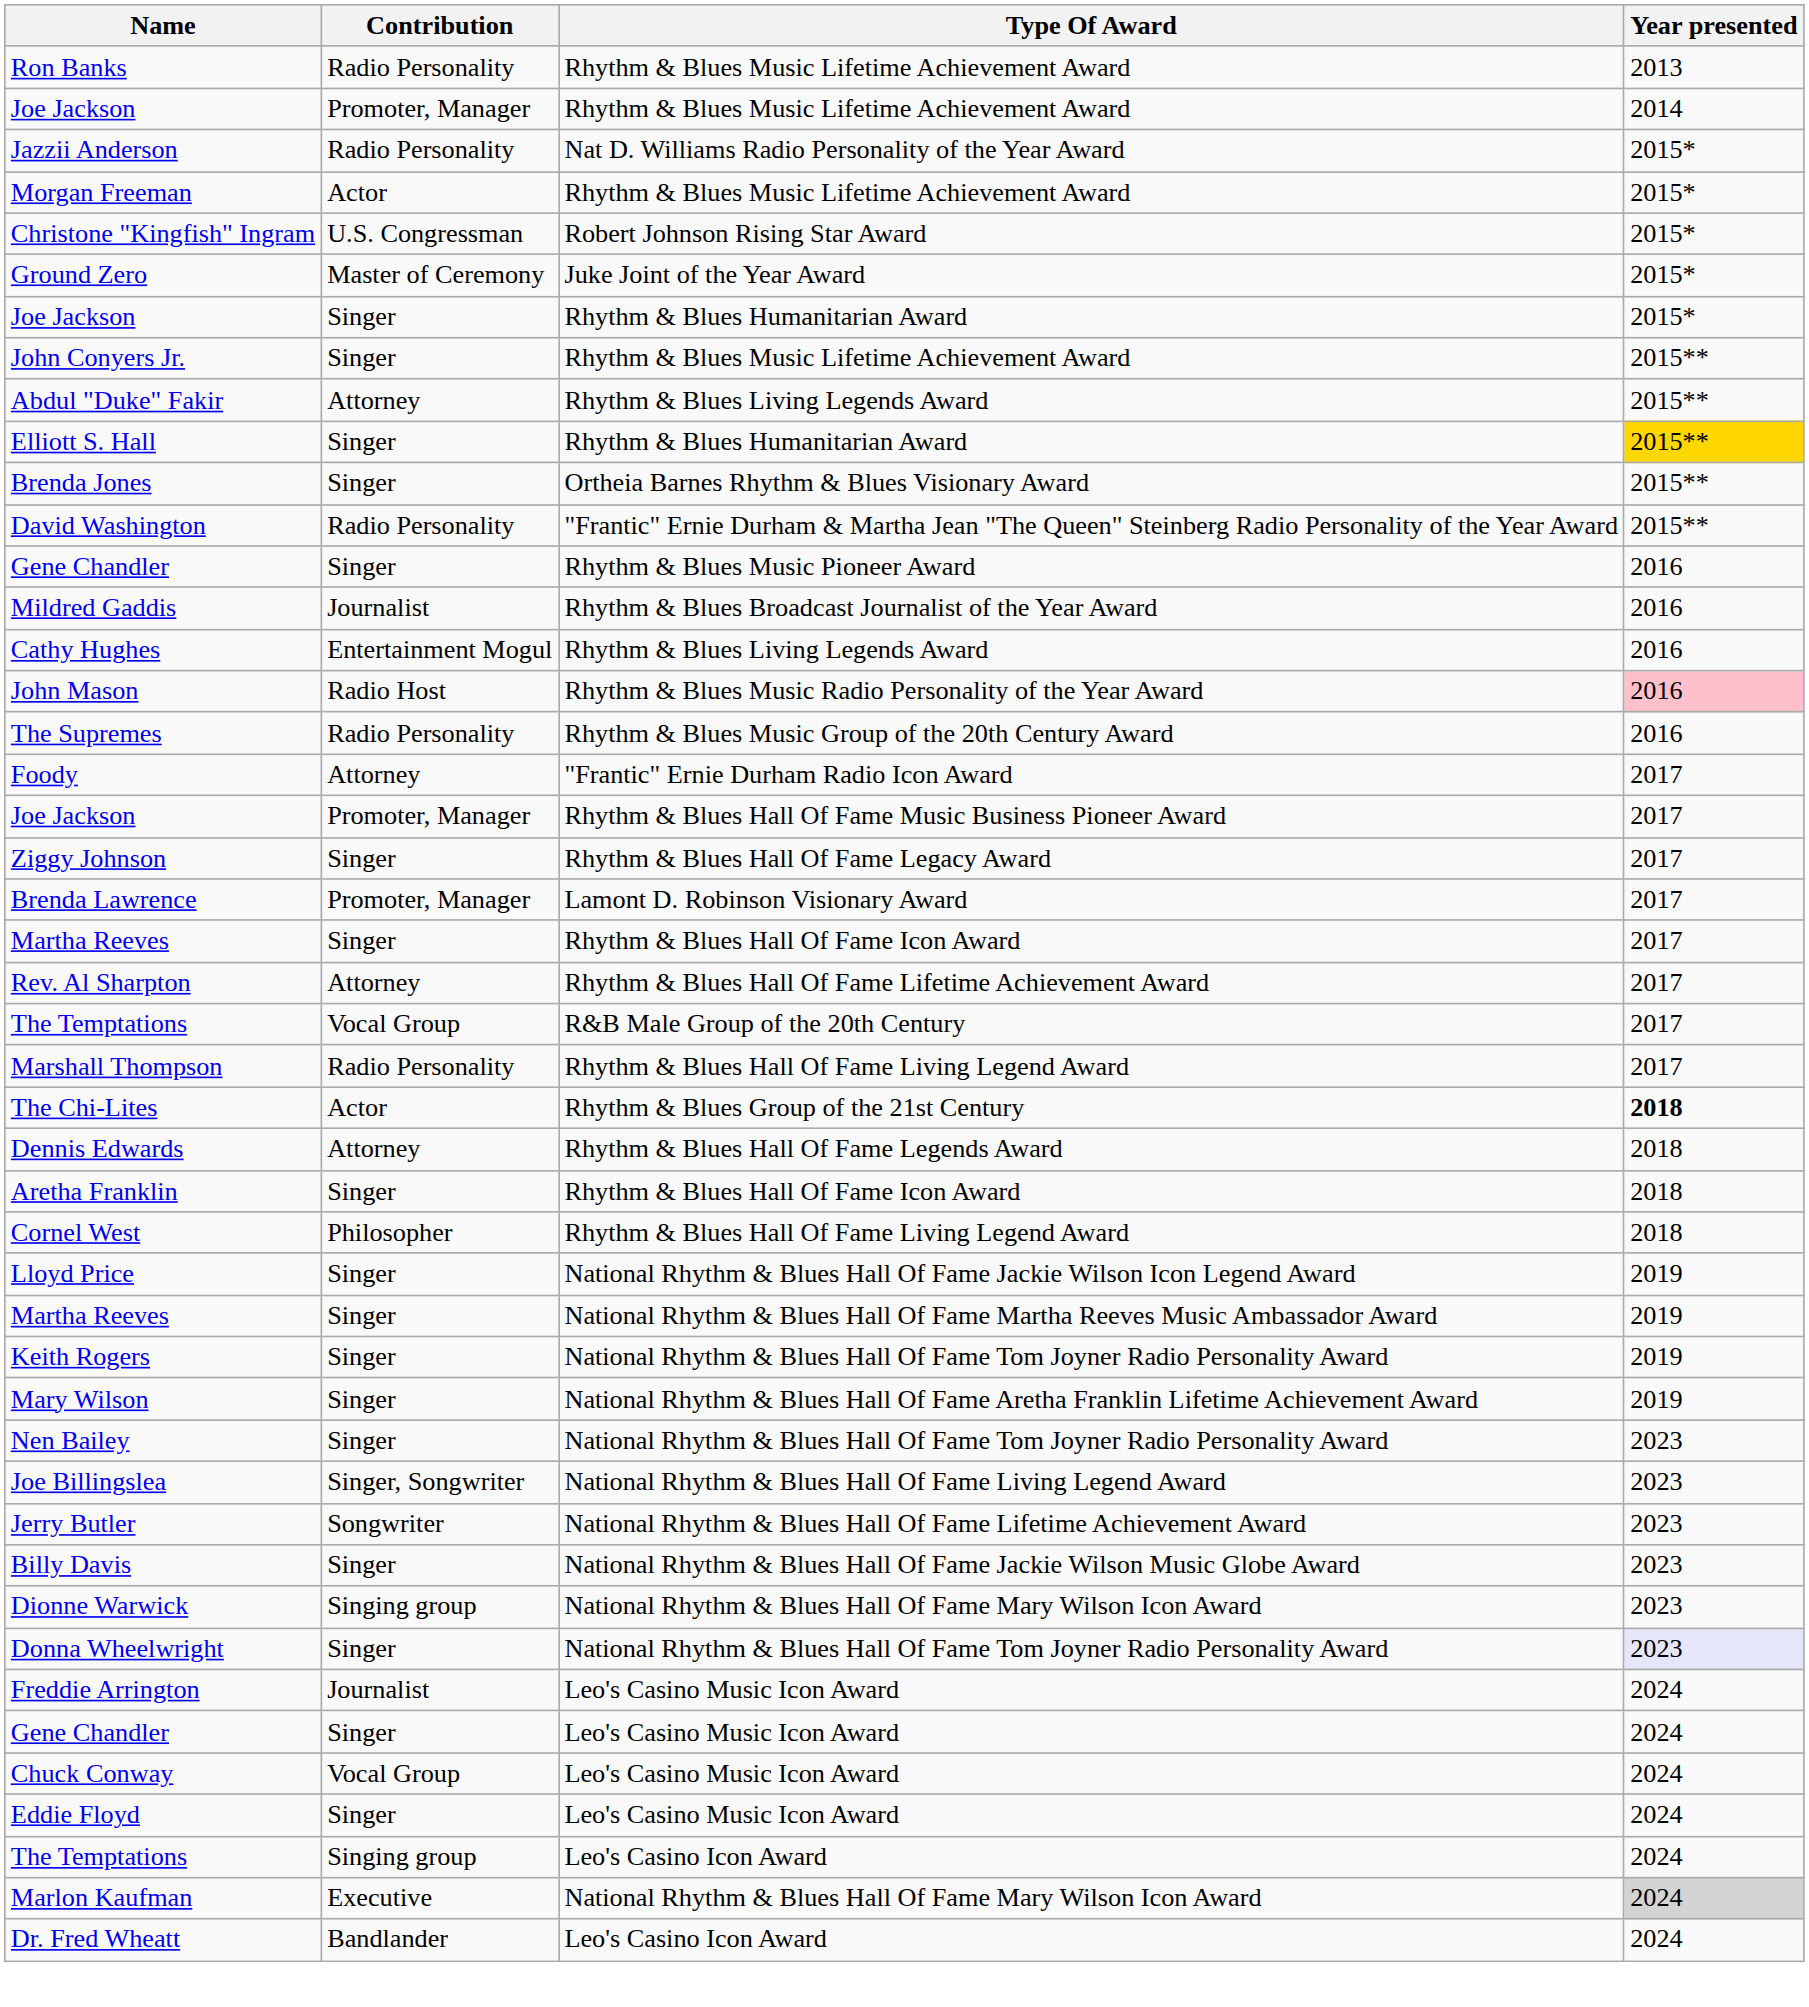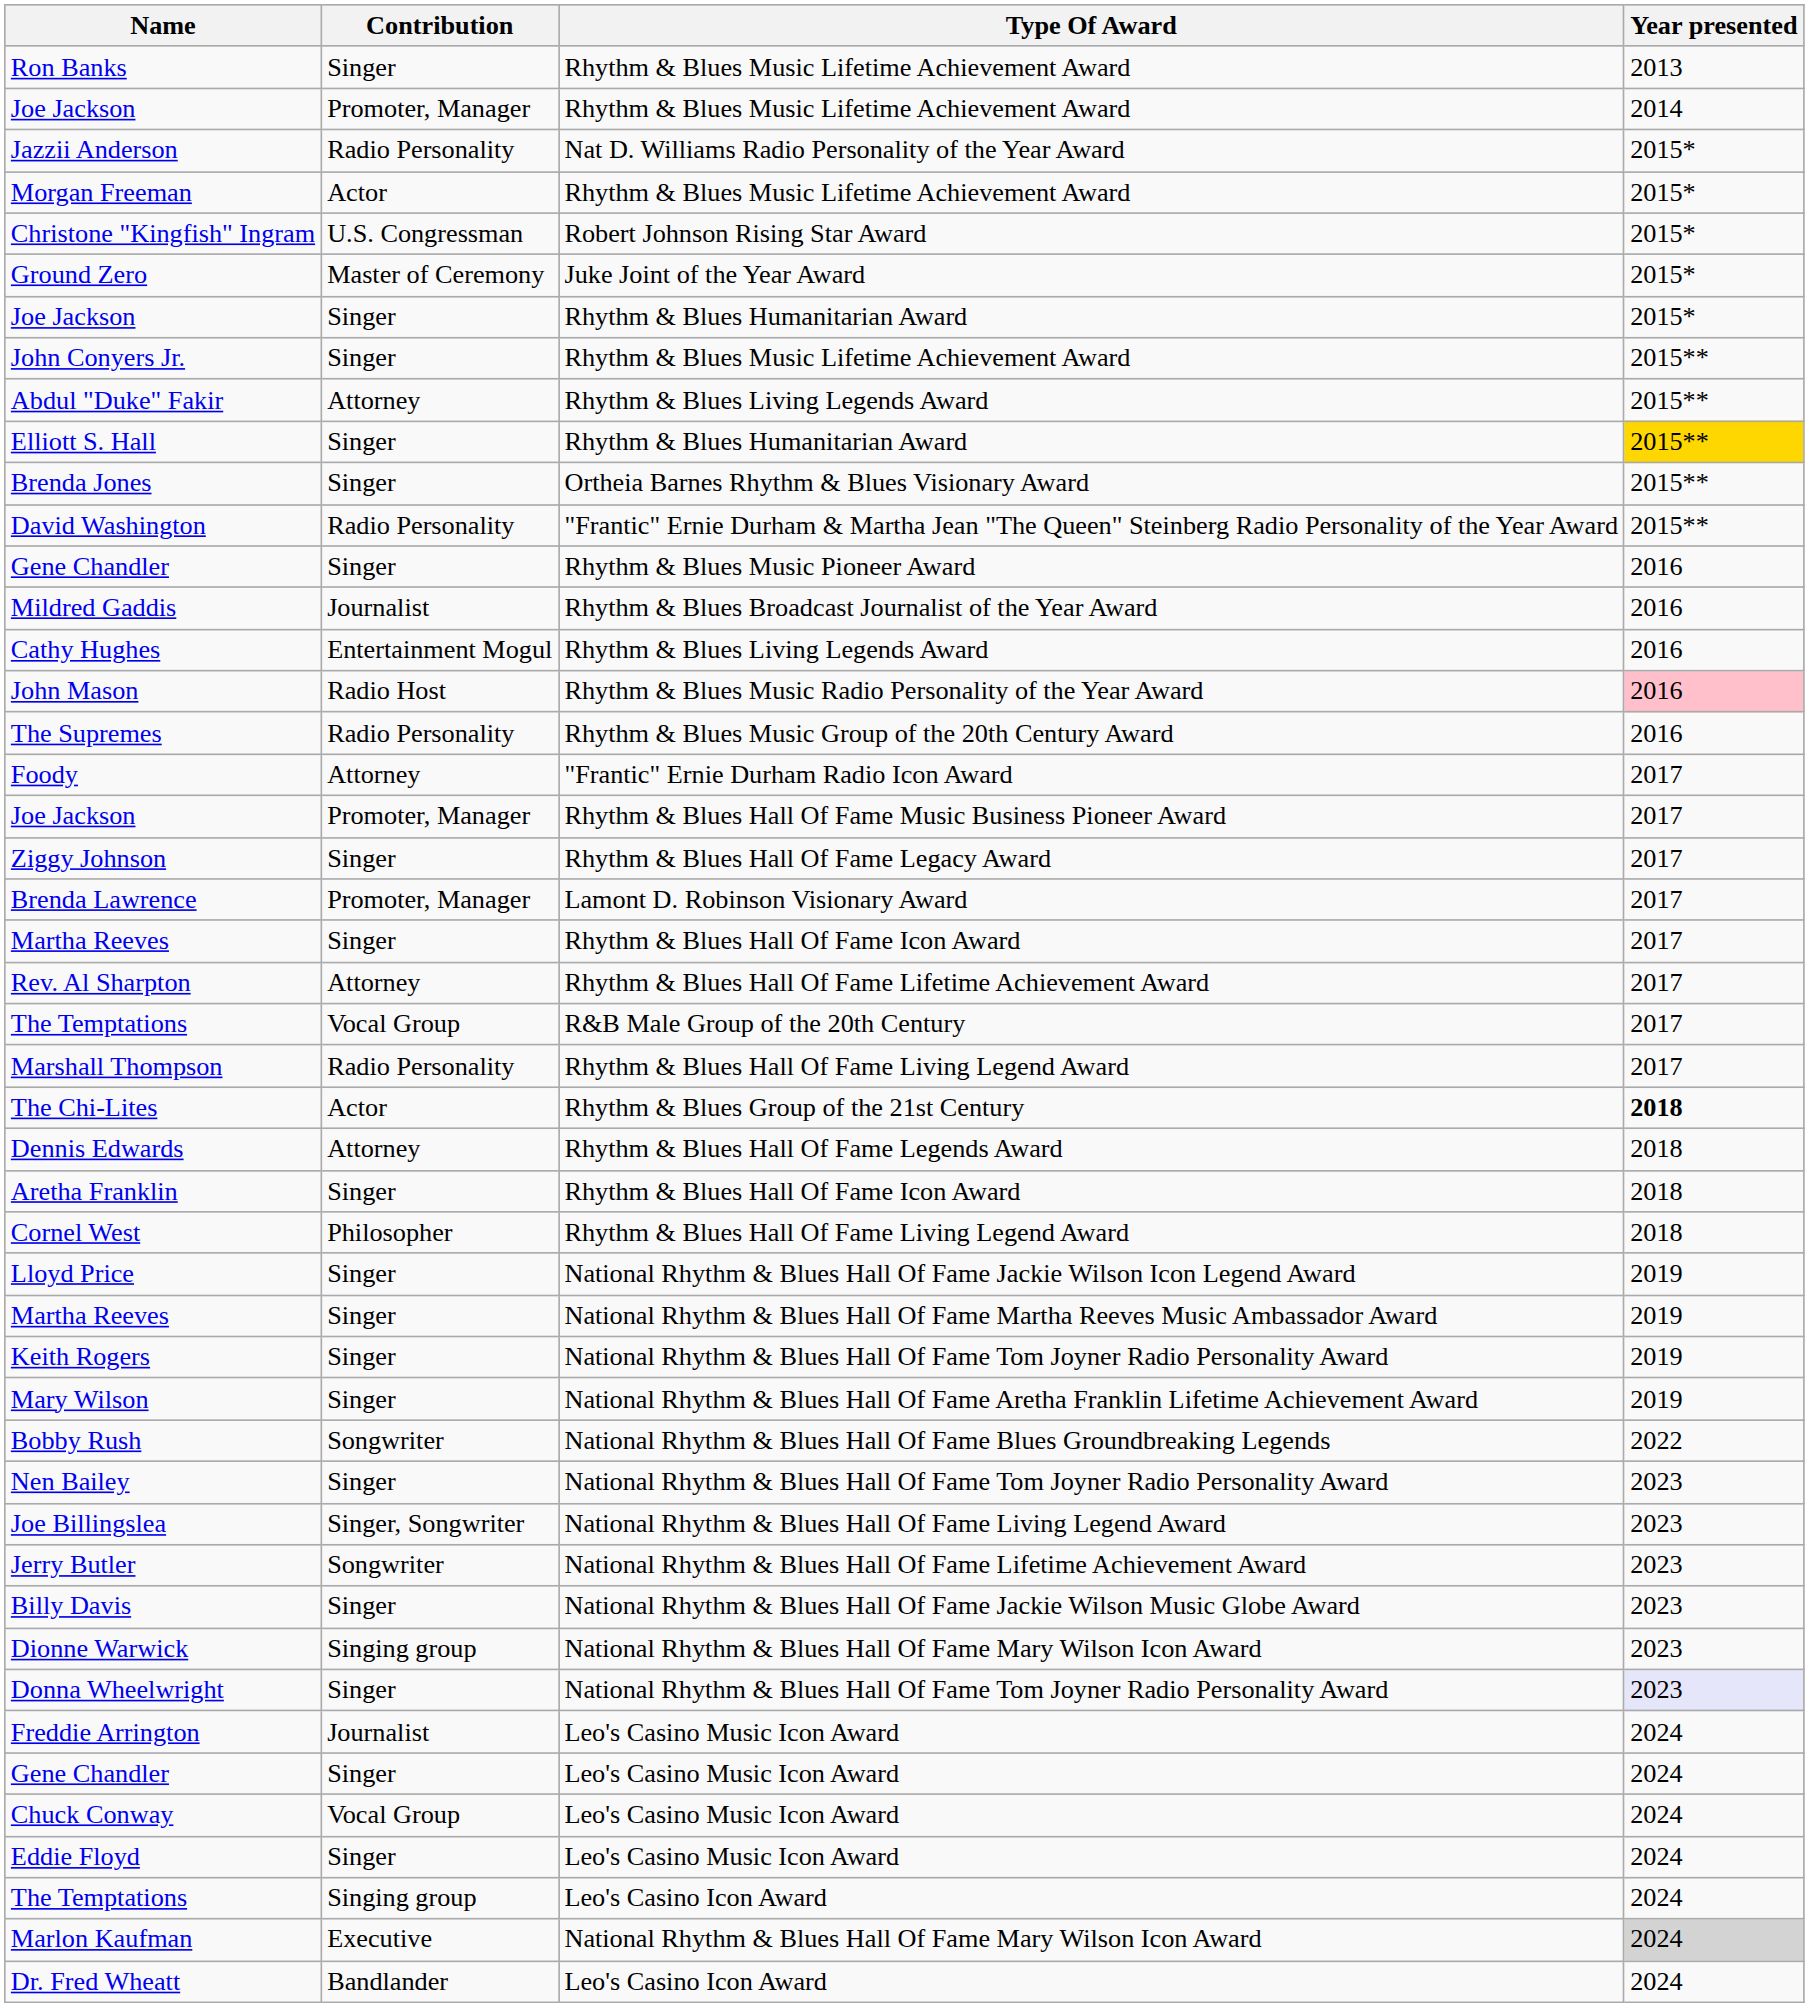(421, 66) Radio Personality -> (361, 66) Singer
+ row: (76, 1440)
